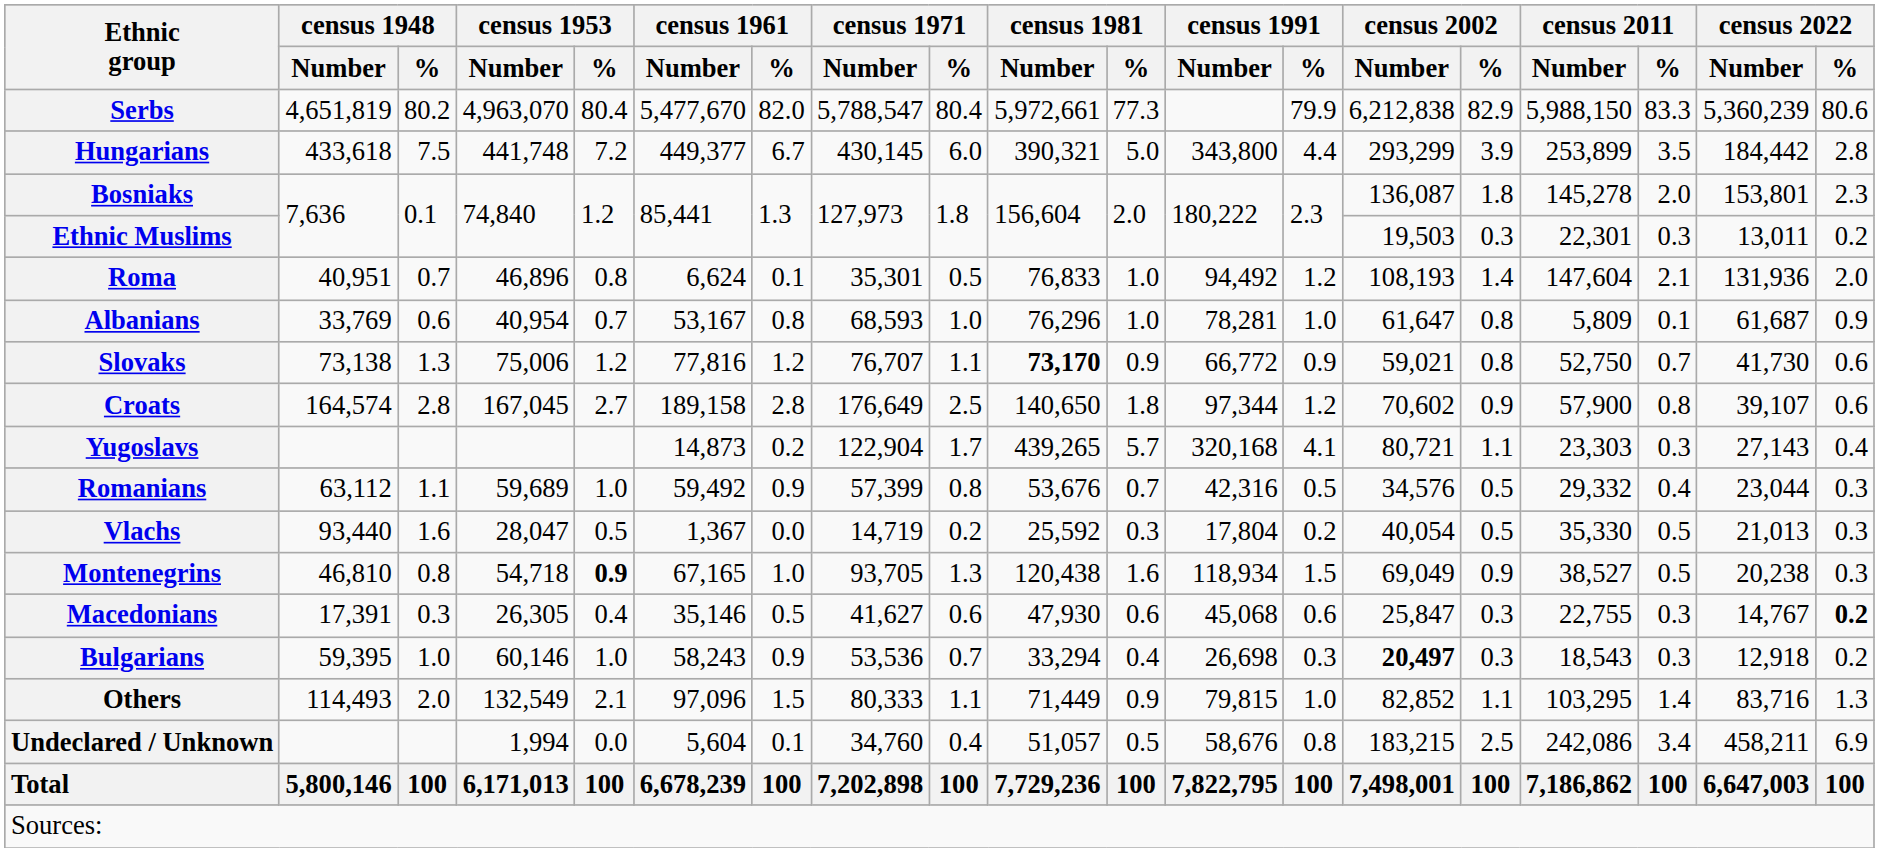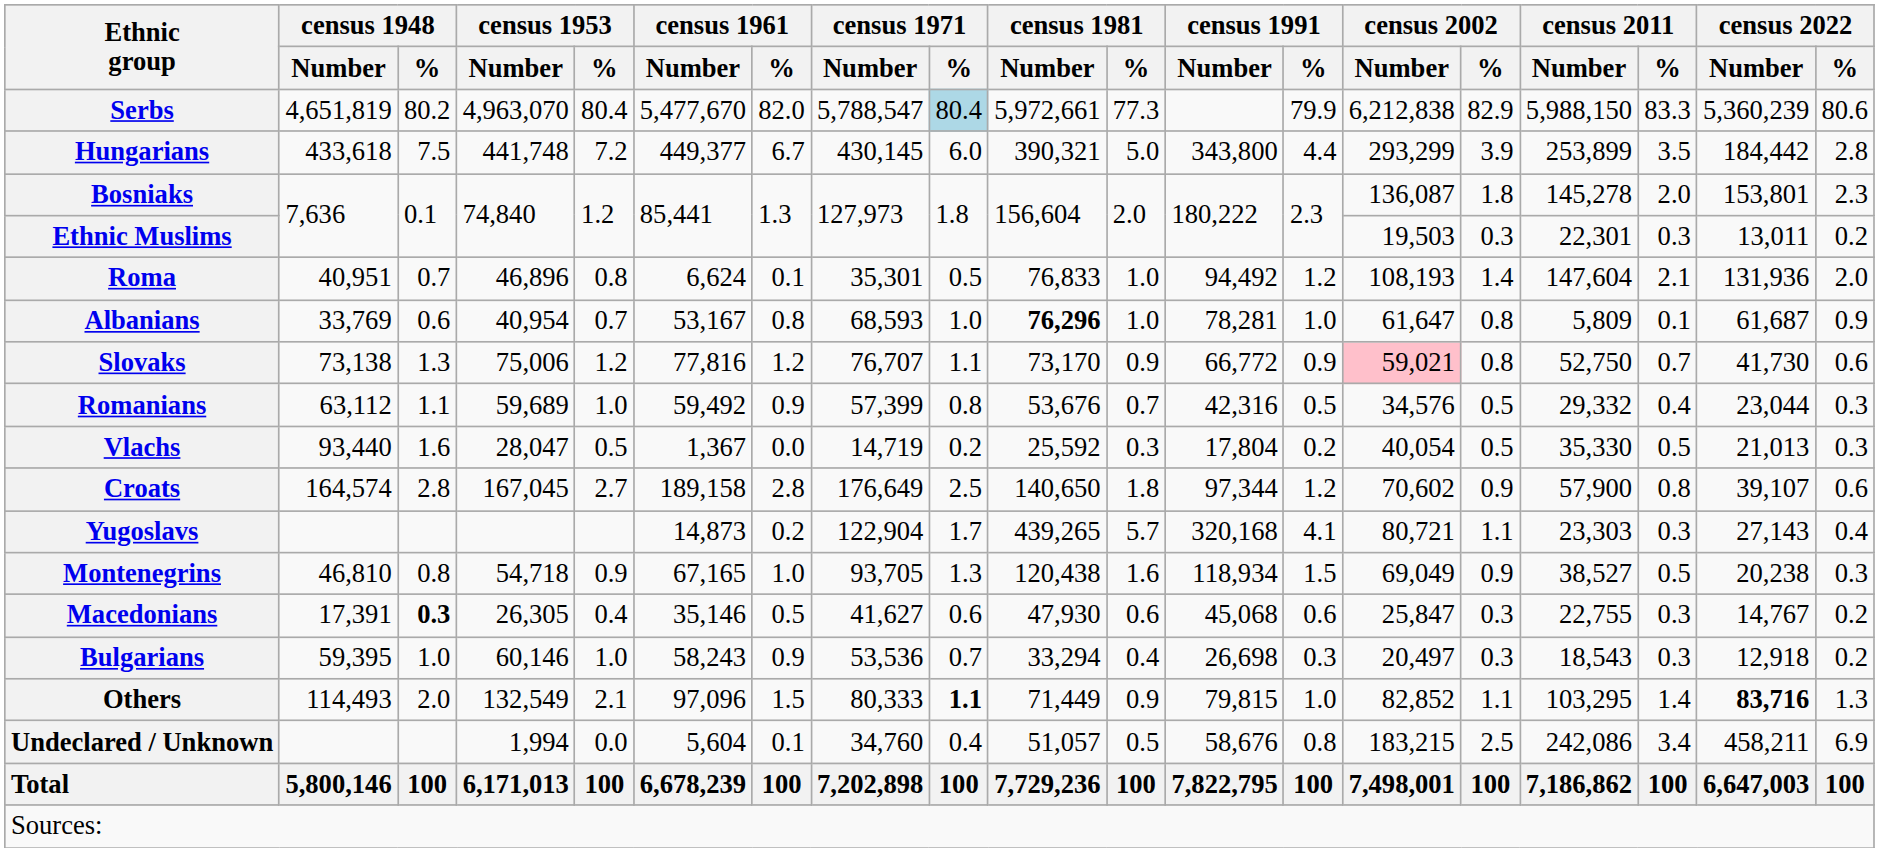(959, 109) no background -> (959, 109) lightblue background
(1064, 320) normal -> (1064, 320) bold
(1064, 362) bold -> (1064, 362) normal
(1418, 362) no background -> (1418, 362) pink background
rows swapped: (142, 404) <-> (142, 488)
rows swapped: (142, 446) <-> (142, 531)
(611, 573) bold -> (611, 573) normal
(434, 615) normal -> (434, 615) bold
(1851, 615) bold -> (1851, 615) normal
(1418, 657) bold -> (1418, 657) normal
(965, 699) normal -> (965, 699) bold
(1773, 699) normal -> (1773, 699) bold
